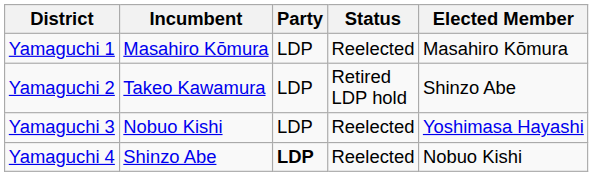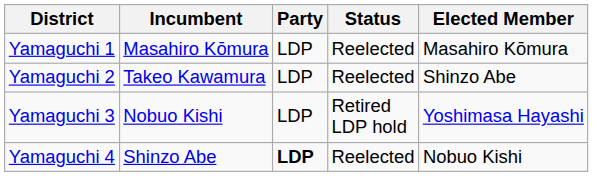(369, 87) Retired LDP hold -> (373, 77) Reelected
(373, 127) Reelected -> (369, 116) Retired LDP hold
